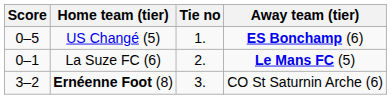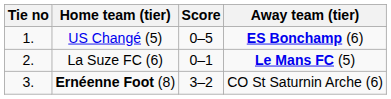columns swapped: (200, 15) <-> (27, 15)
